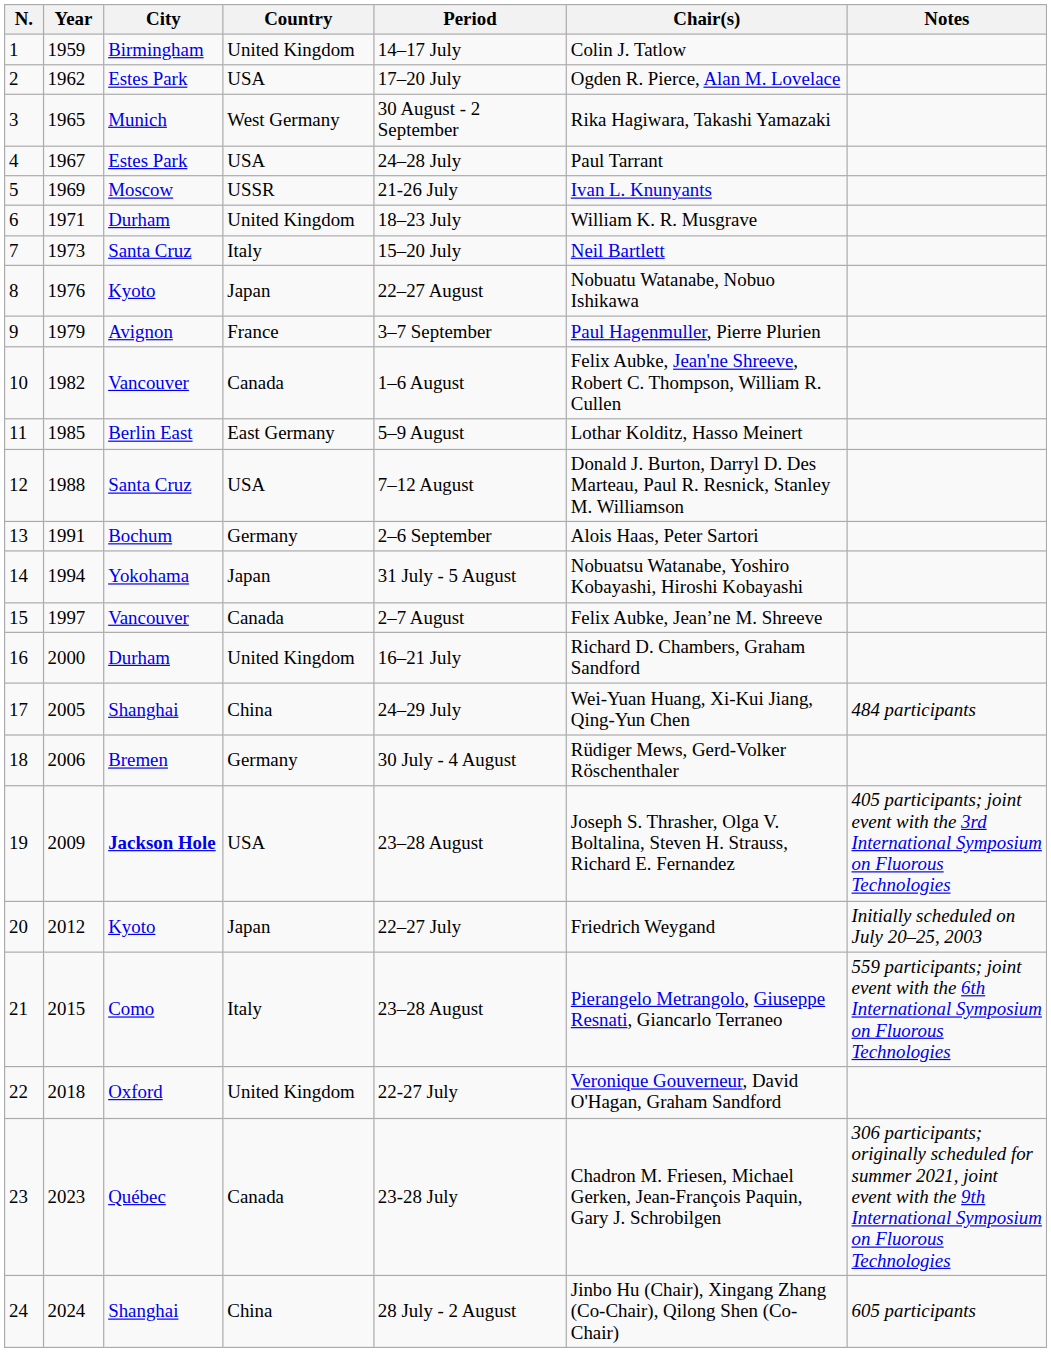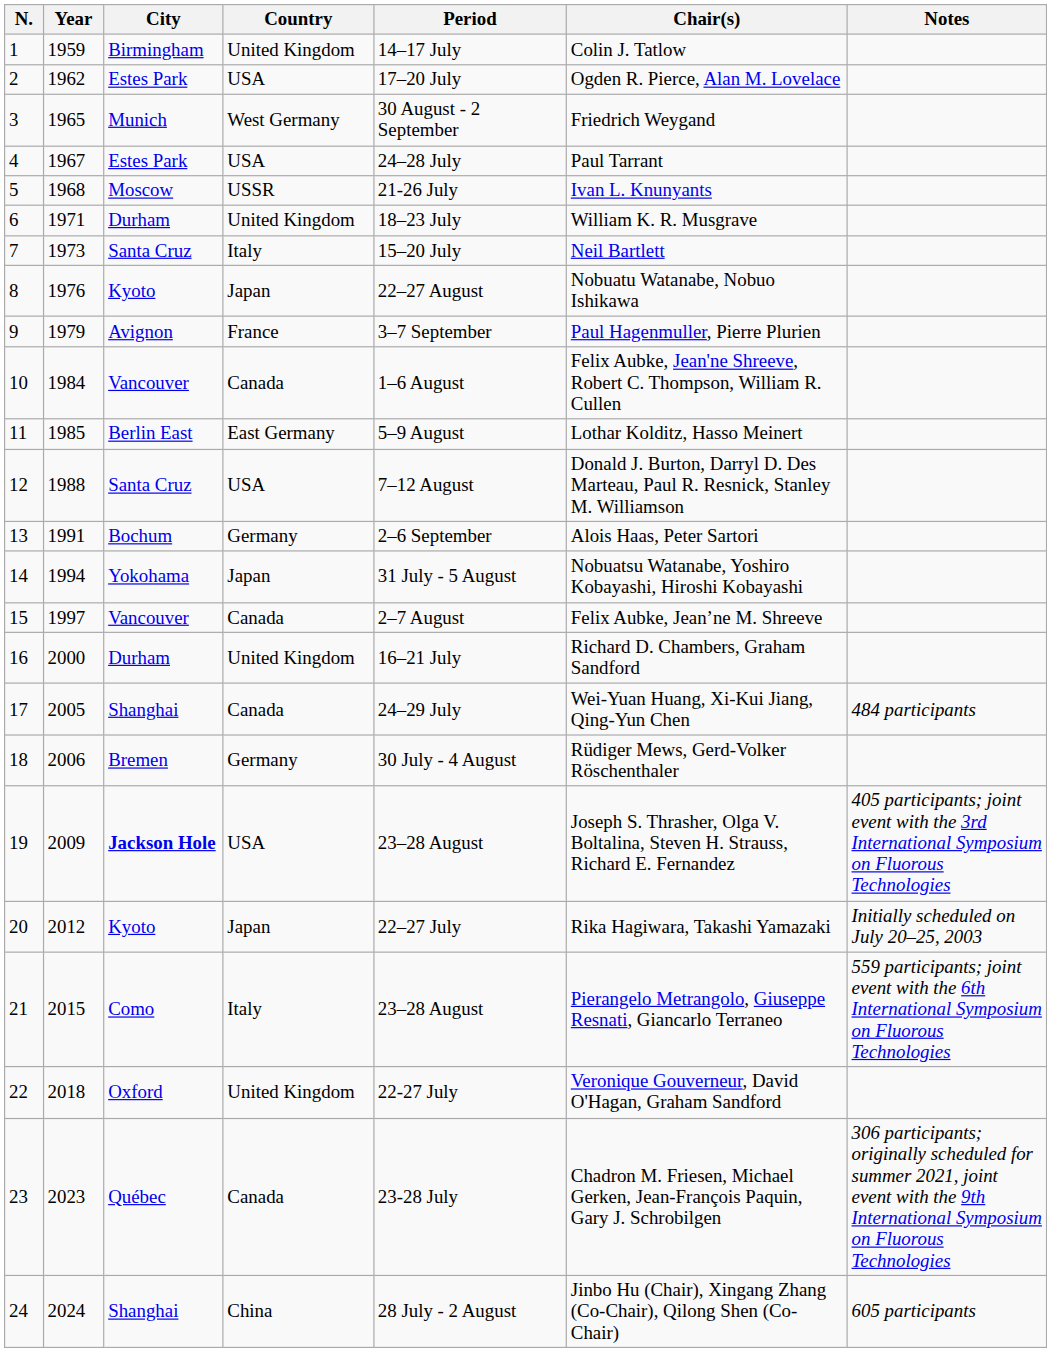(701, 119) Rika Hagiwara, Takashi Yamazaki -> (643, 119) Friedrich Weygand
(66, 190) 1969 -> (66, 190) 1968
(66, 382) 1982 -> (66, 382) 1984
(250, 709) China -> (256, 709) Canada
(643, 926) Friedrich Weygand -> (701, 926) Rika Hagiwara, Takashi Yamazaki
